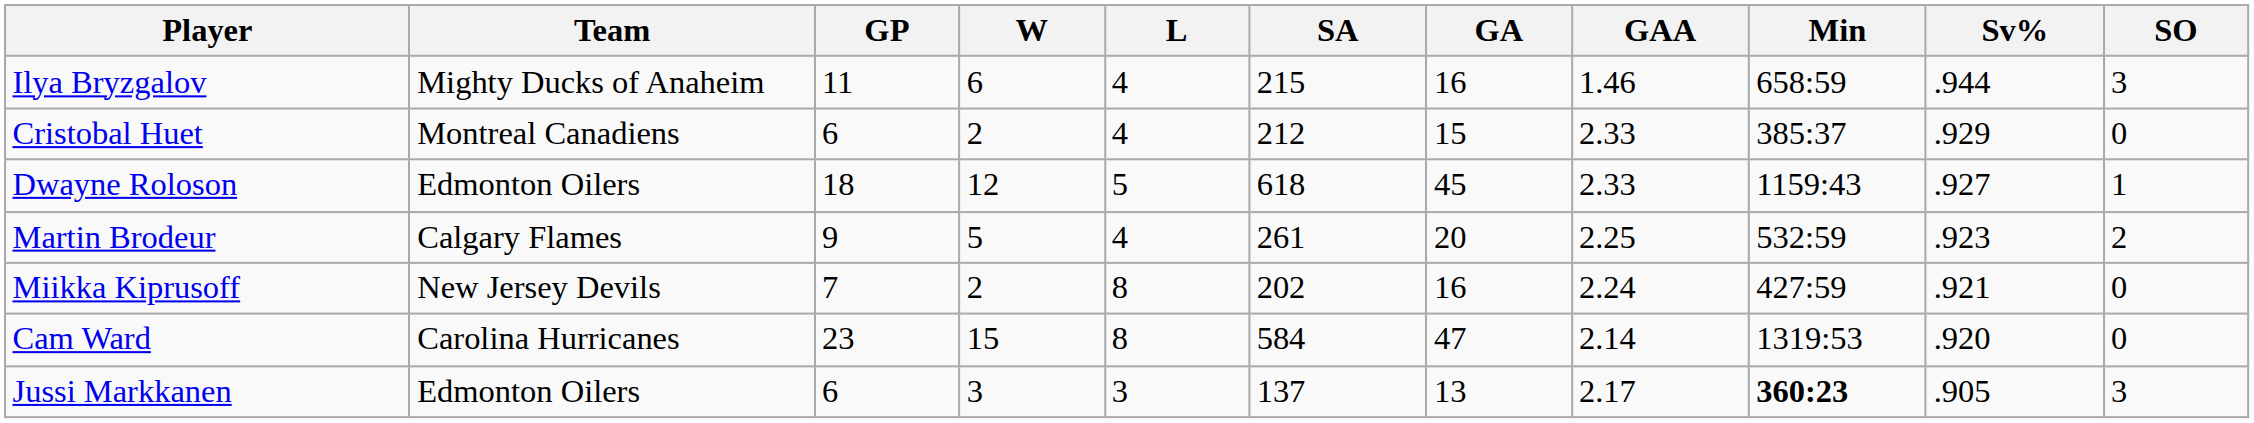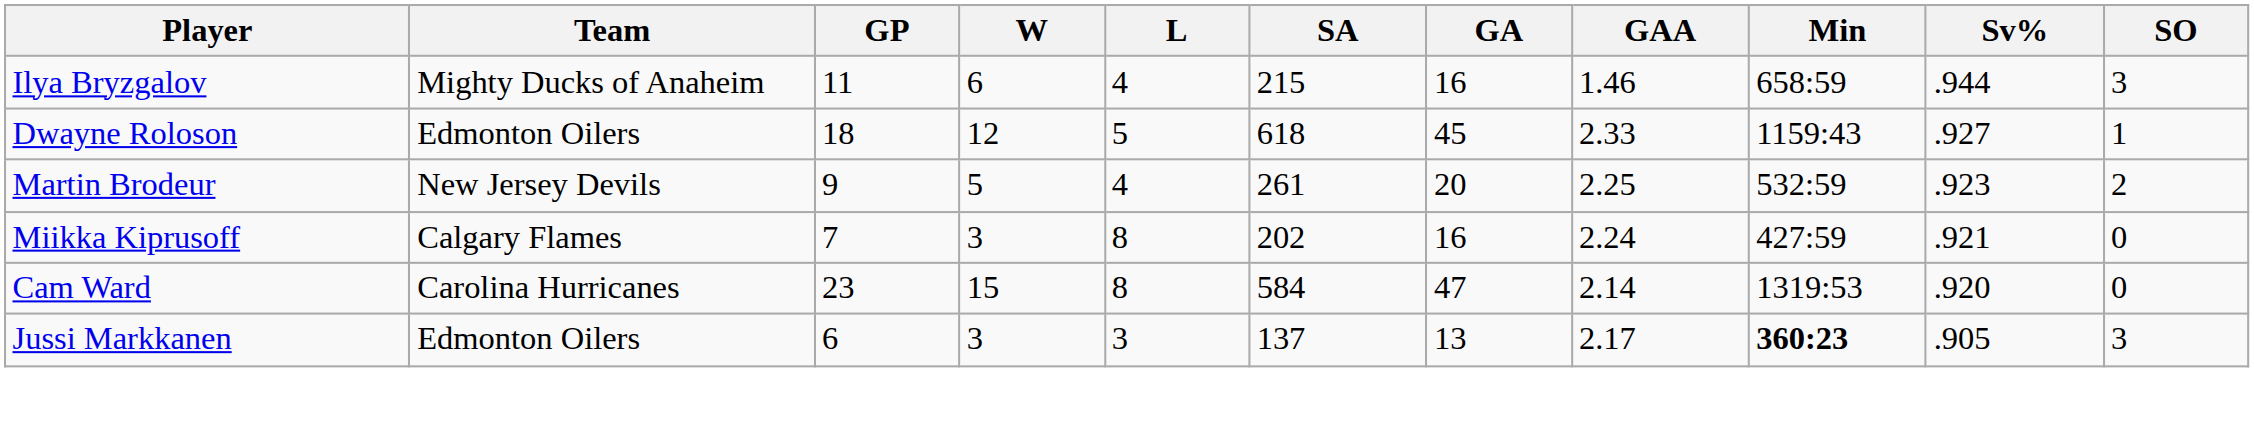- row: (108, 133)
(520, 236) Calgary Flames -> (539, 184) New Jersey Devils
(539, 287) New Jersey Devils -> (520, 236) Calgary Flames
(975, 287) 2 -> (975, 236) 3
